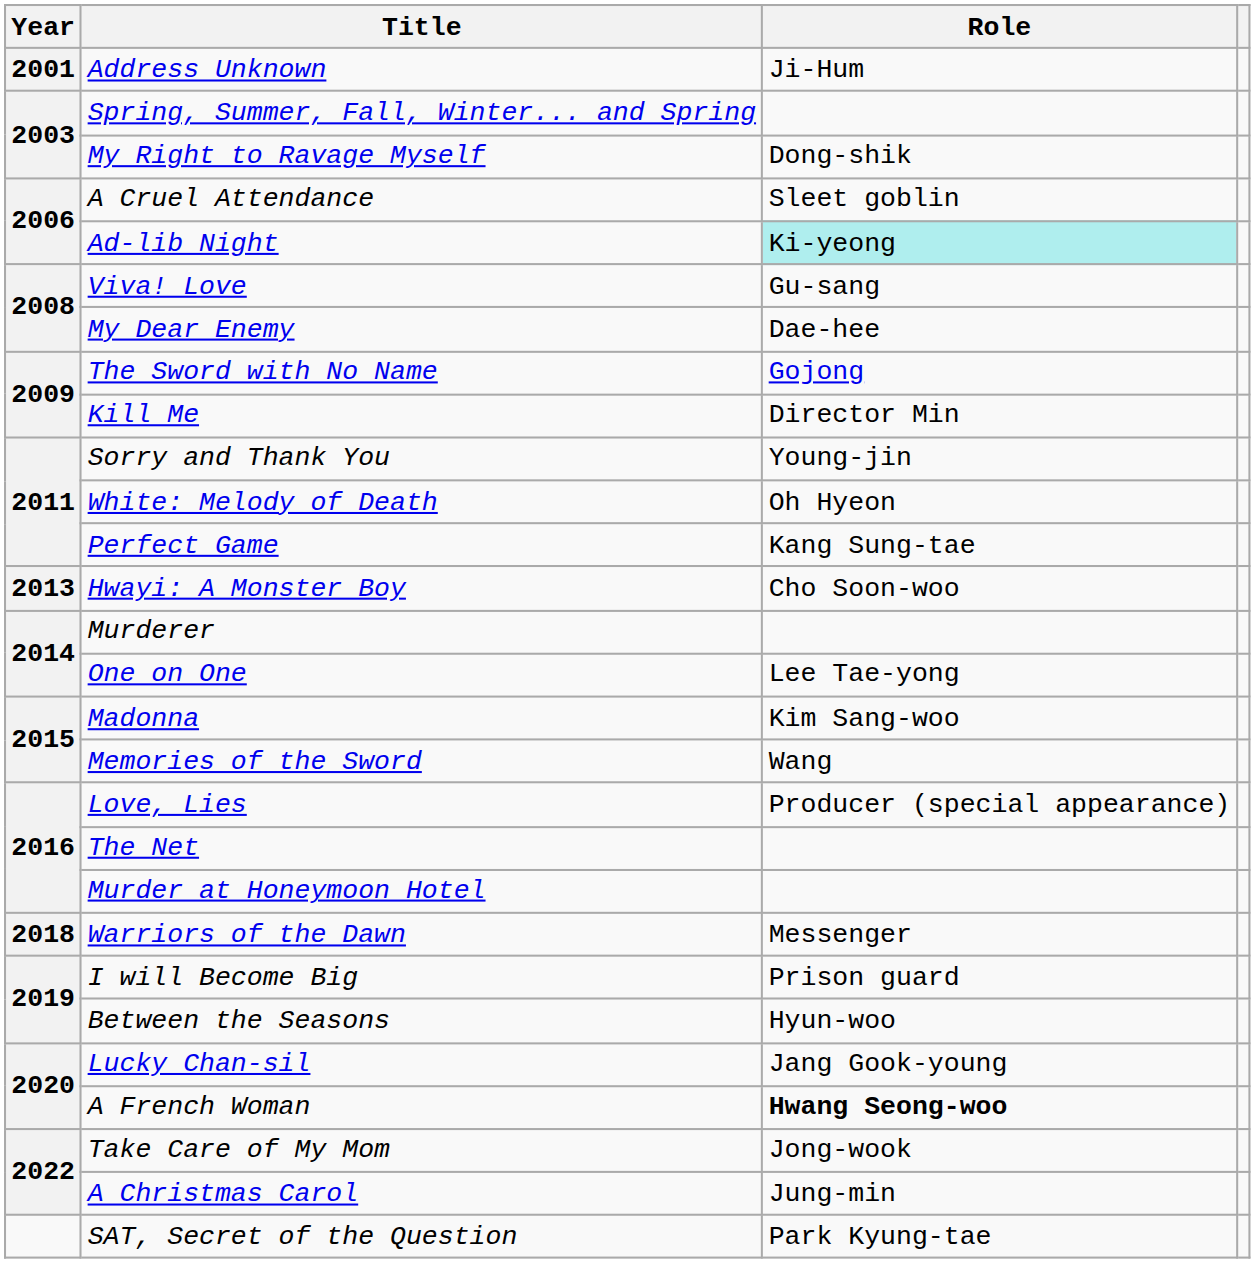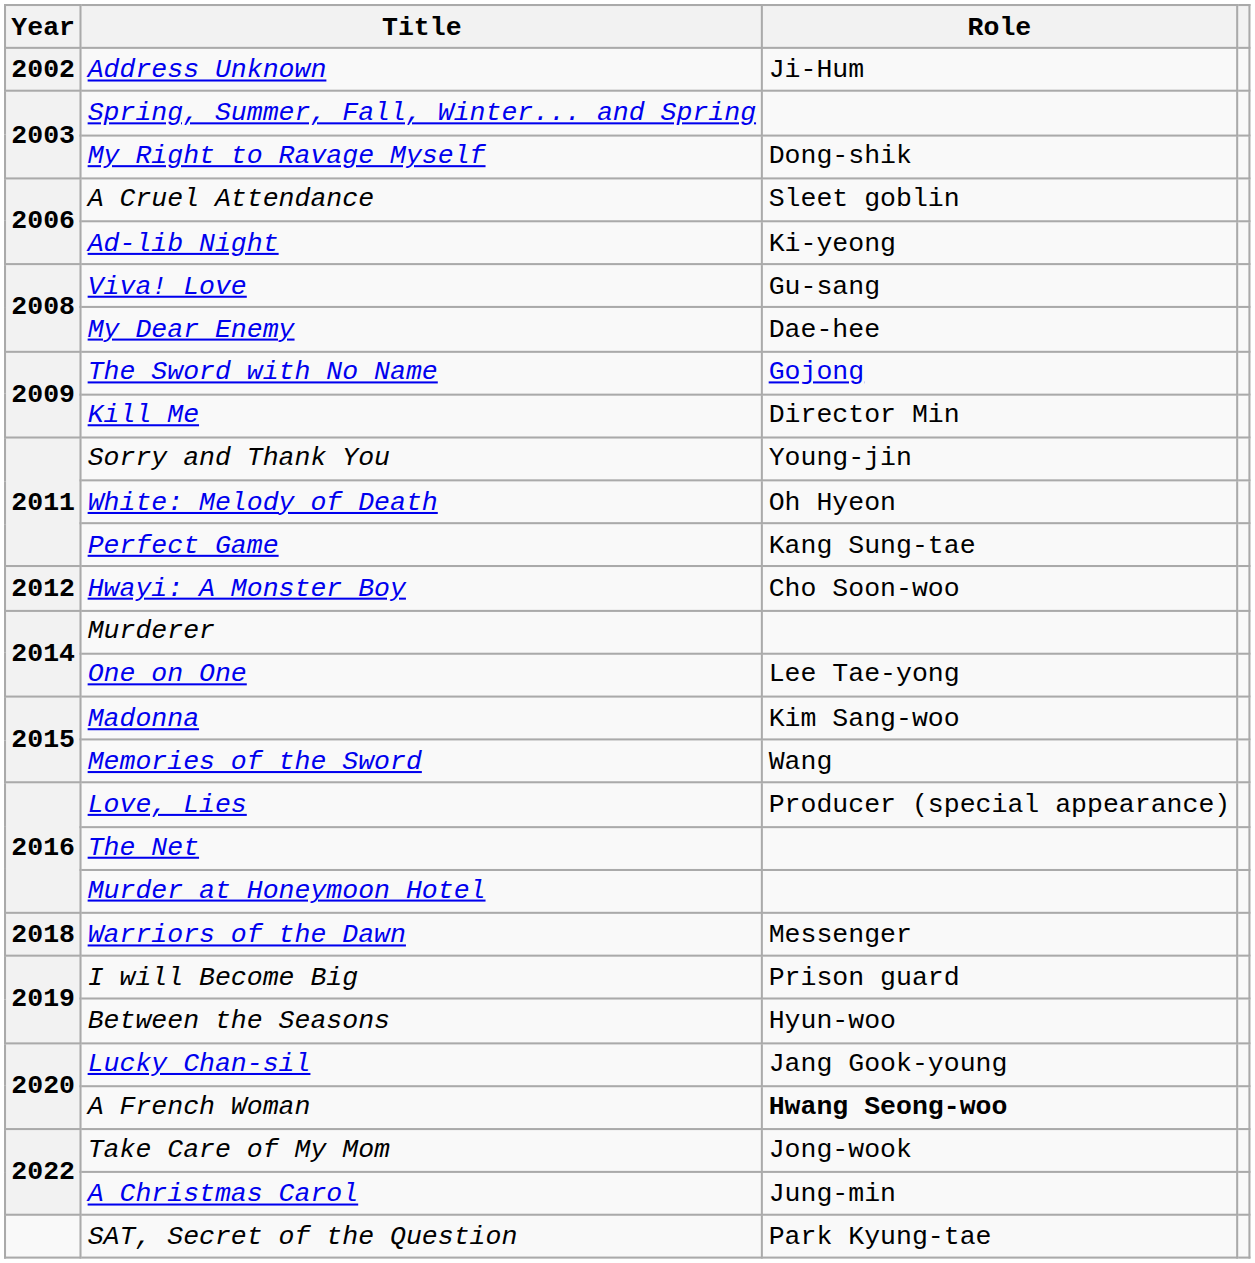(43, 70) 2001 -> (43, 70) 2002
(832, 243) paleturquoise background -> (832, 243) no background
(43, 589) 2013 -> (43, 589) 2012
